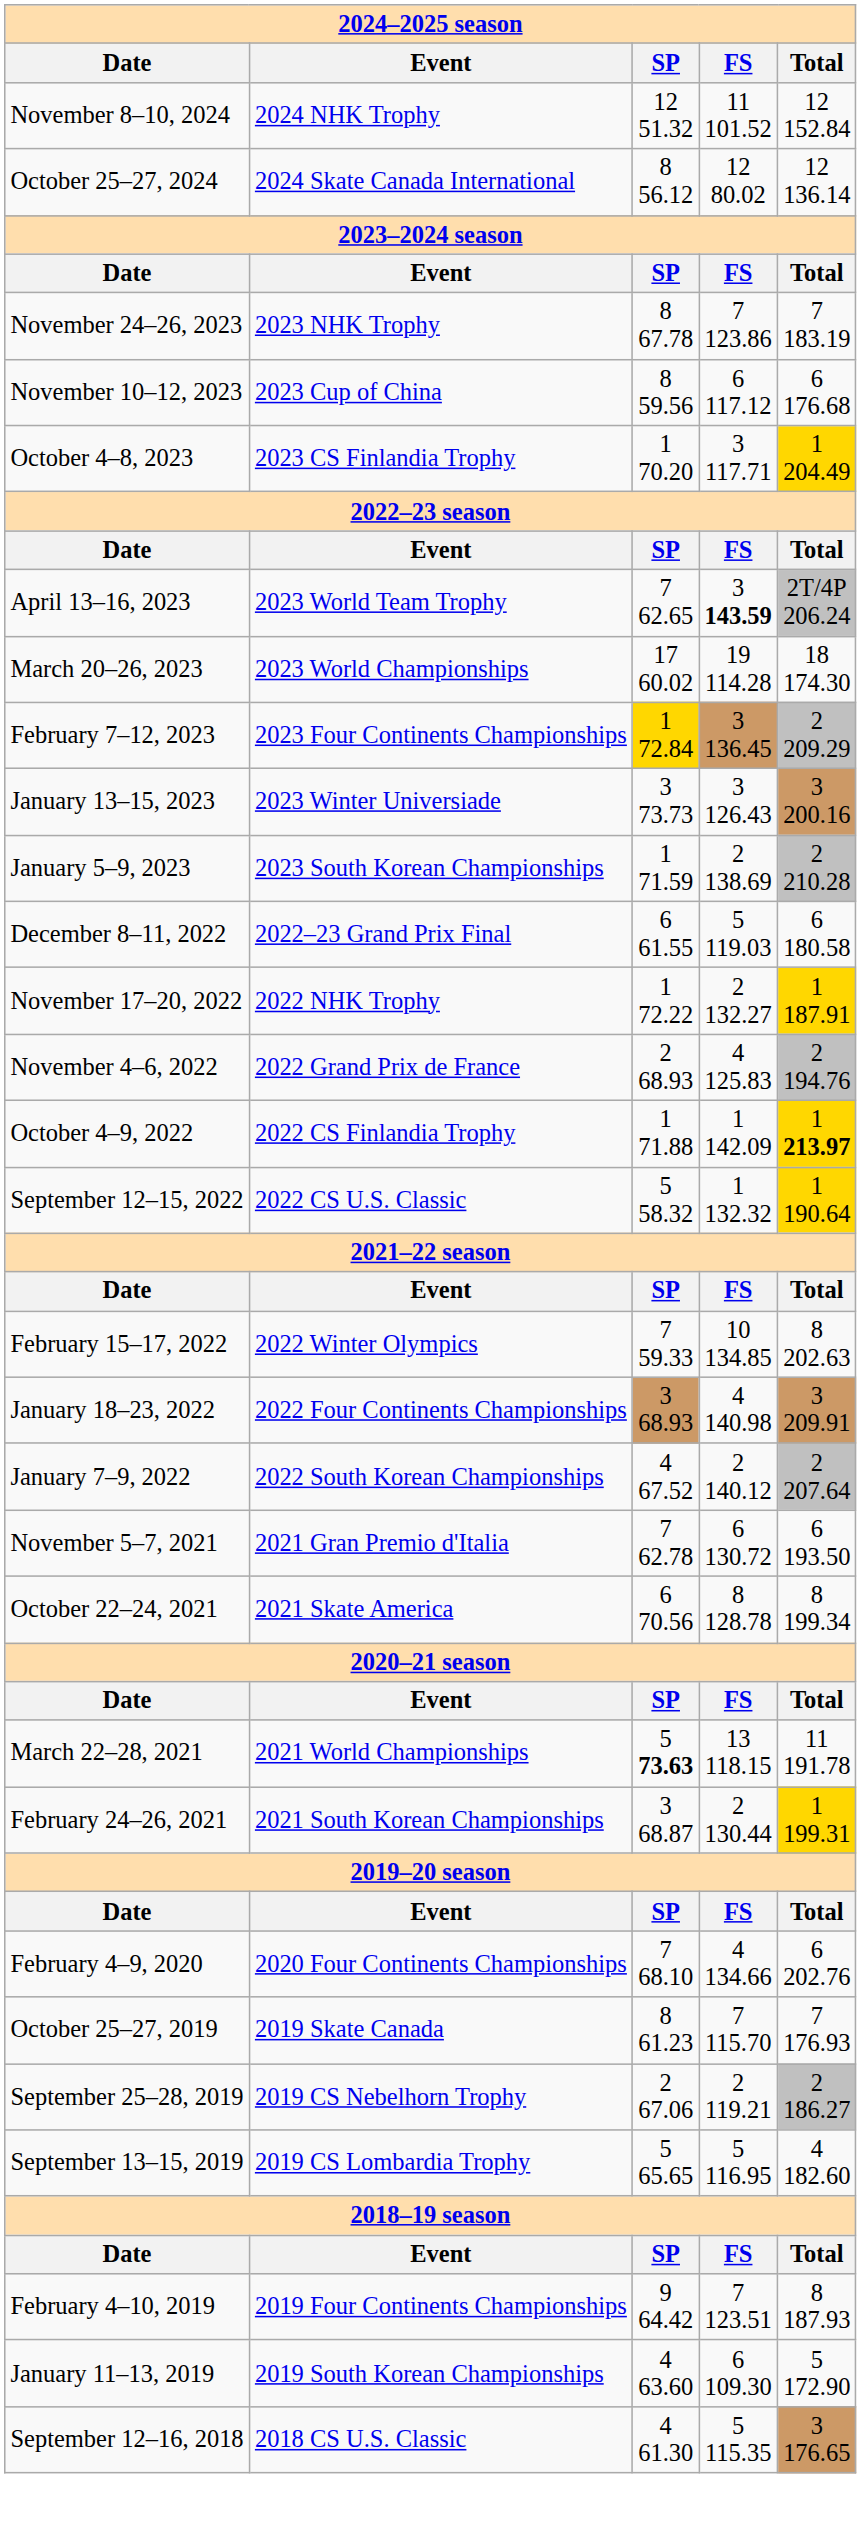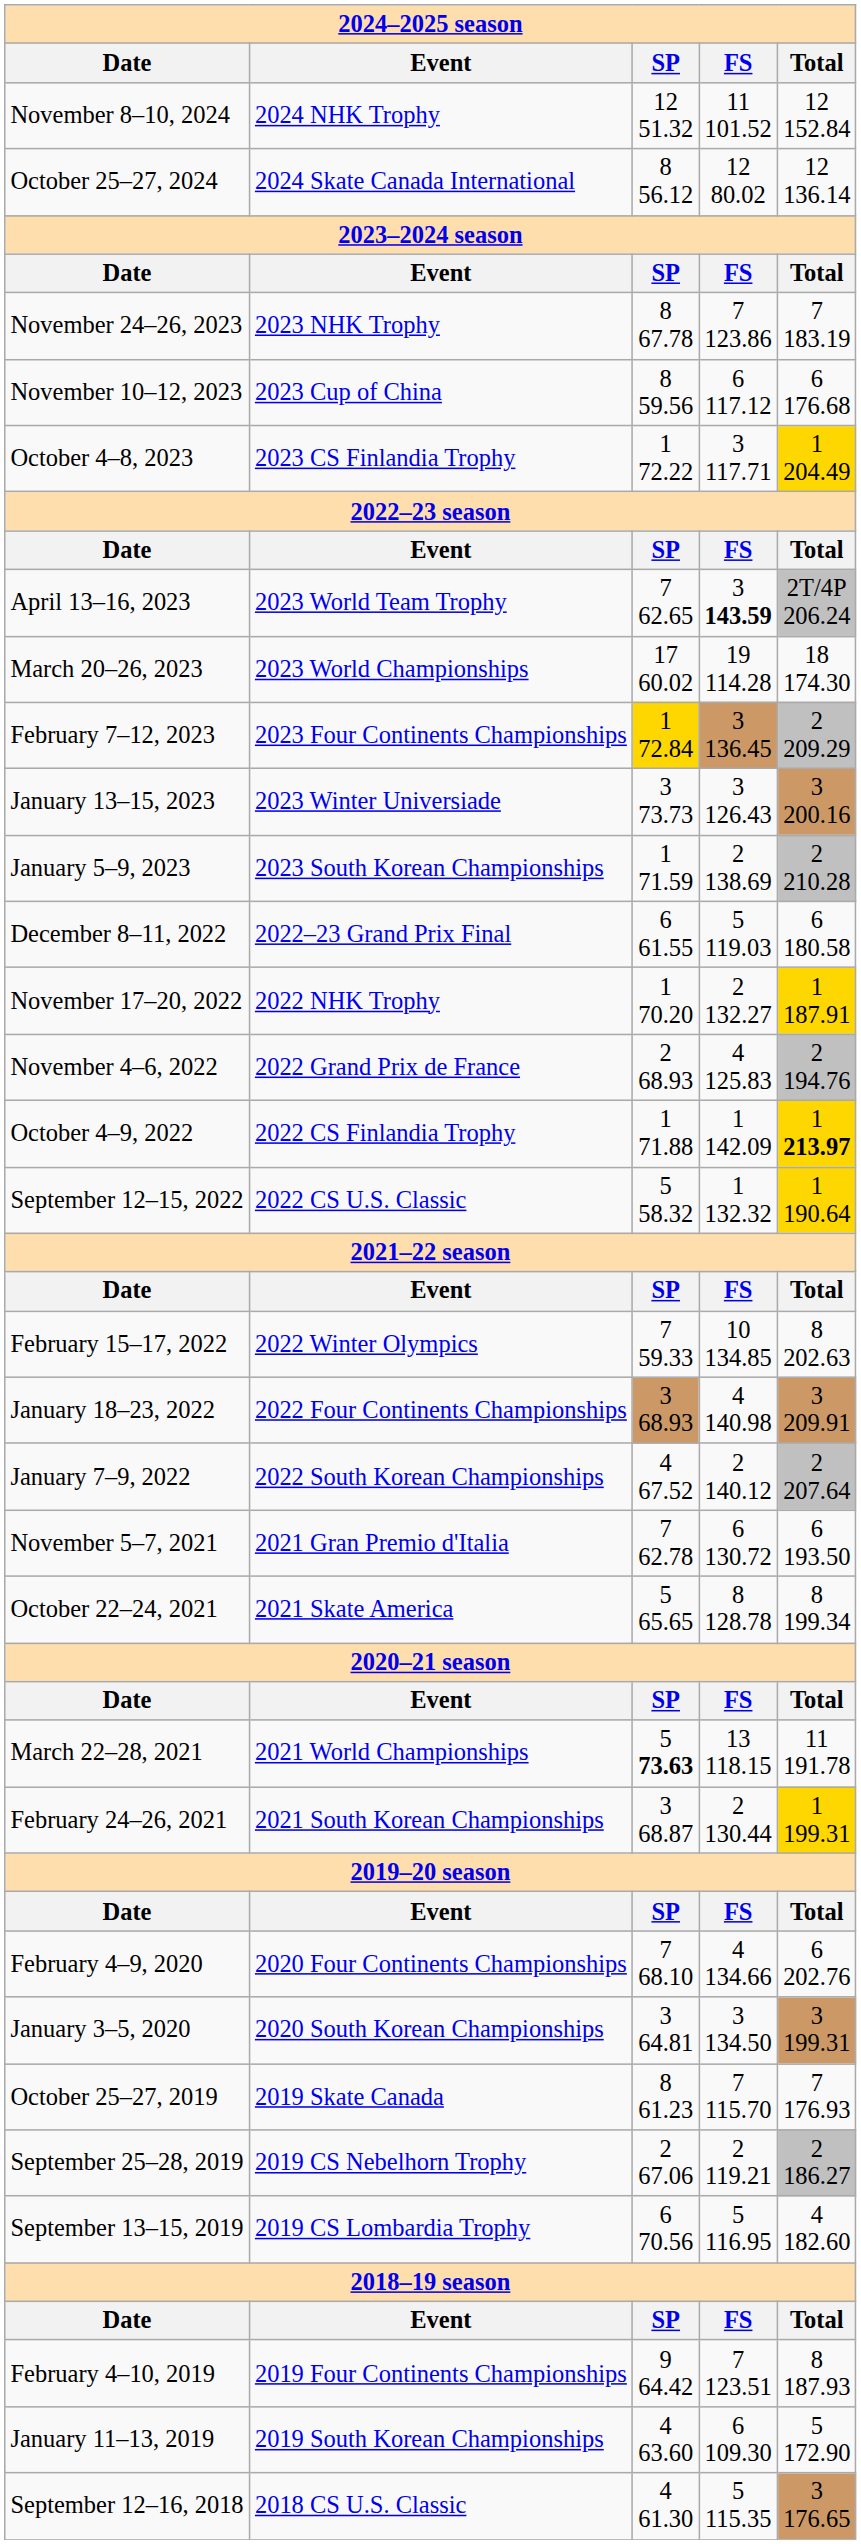(666, 458) 1 70.20 -> (666, 458) 1 72.22
(666, 1000) 1 72.22 -> (666, 1000) 1 70.20
(666, 1609) 6 70.56 -> (666, 1609) 5 65.65
+ row: (100, 2029)
(666, 2162) 5 65.65 -> (666, 2229) 6 70.56
